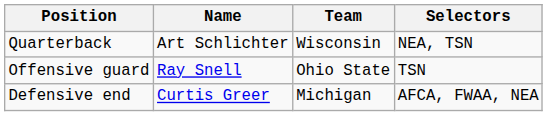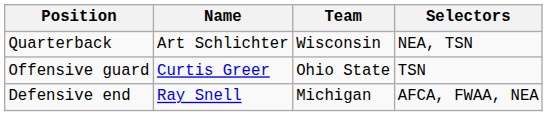(199, 70) Ray Snell -> (213, 70) Curtis Greer
(213, 97) Curtis Greer -> (199, 97) Ray Snell
